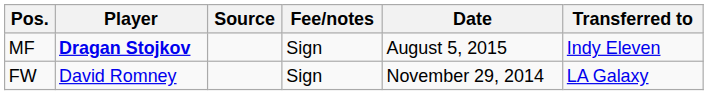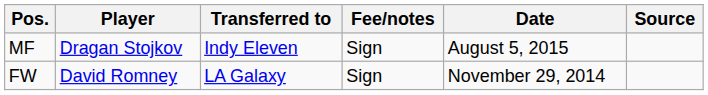columns swapped: (633, 19) <-> (245, 19)
(125, 47) bold -> (121, 47) normal
